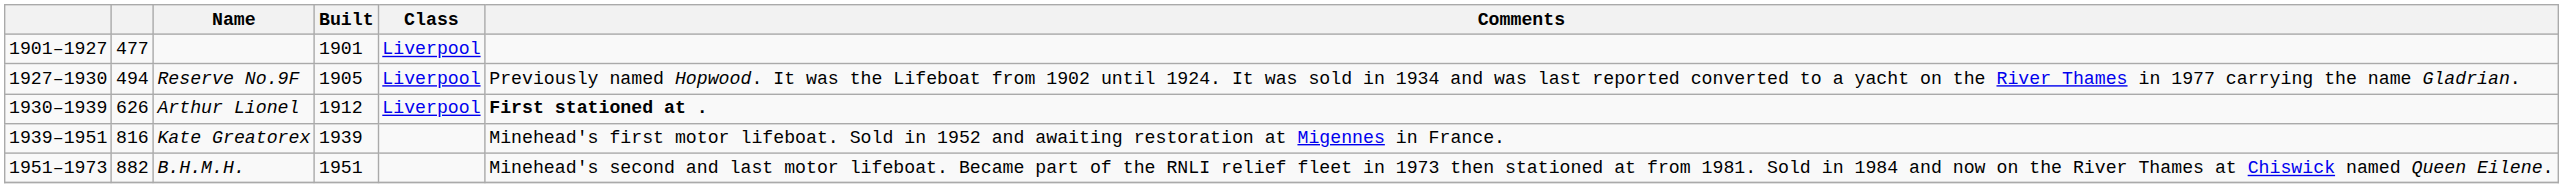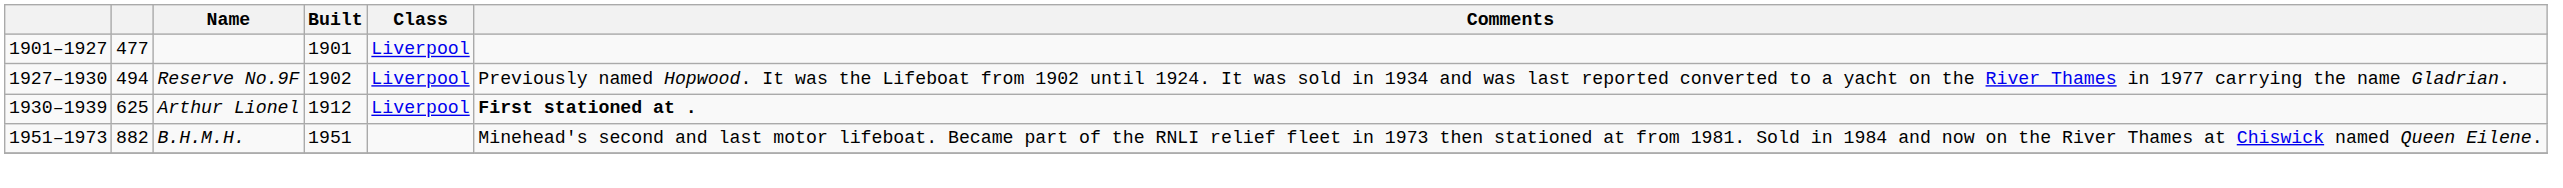(341, 79) 1905 -> (330, 79) 1902
(132, 109) 626 -> (132, 109) 625
- row: (58, 138)
